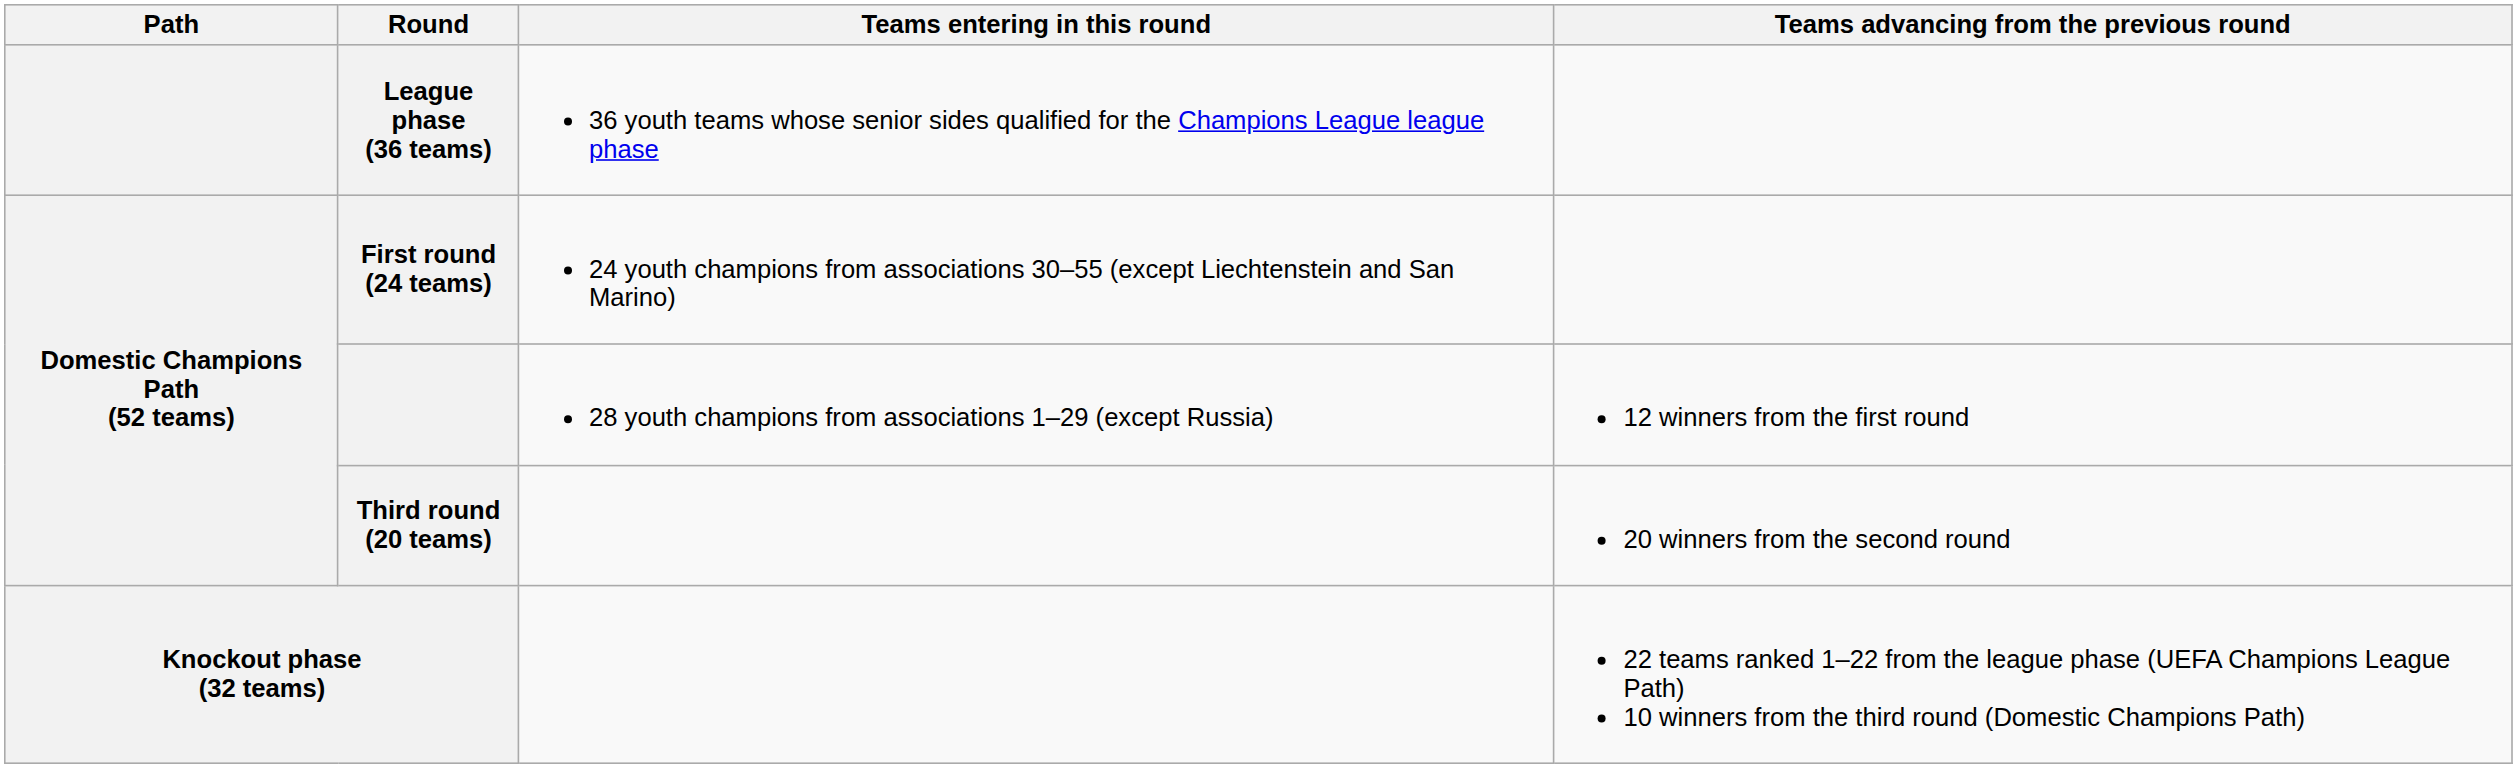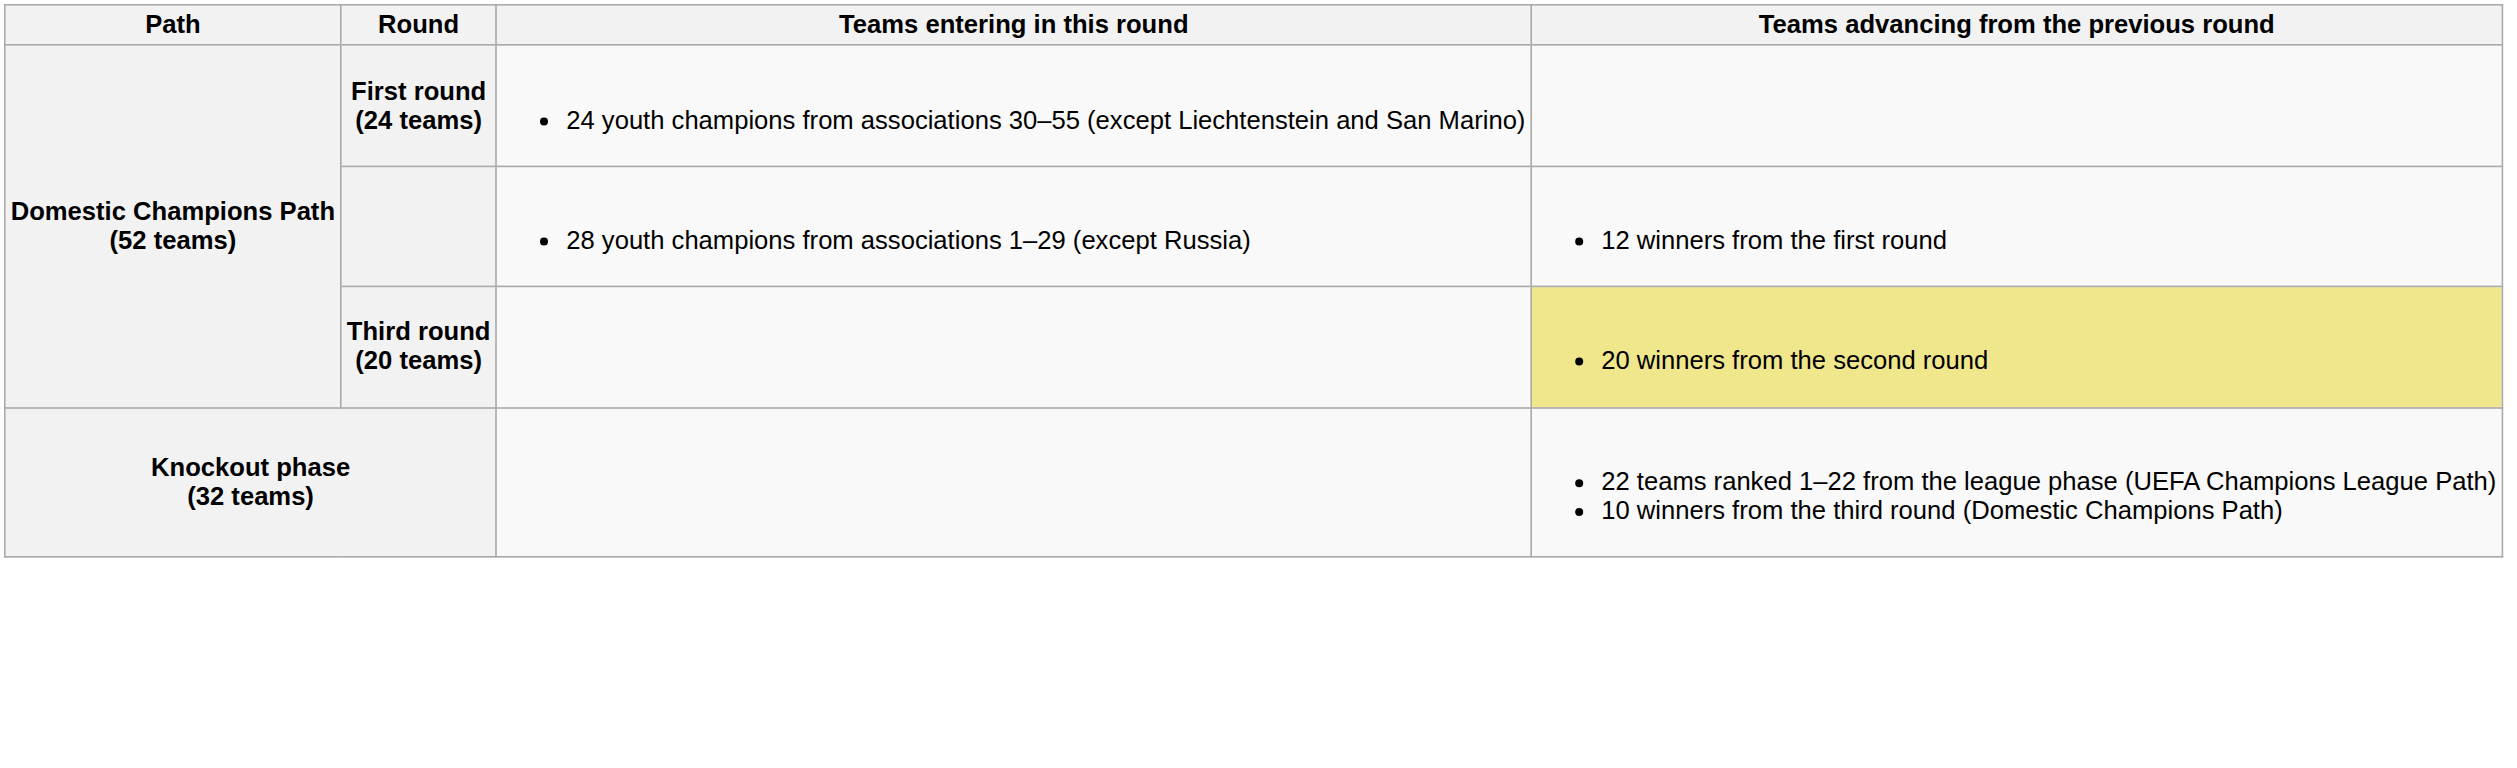- row: (429, 119)
(2033, 540) no background -> (2017, 361) khaki background
